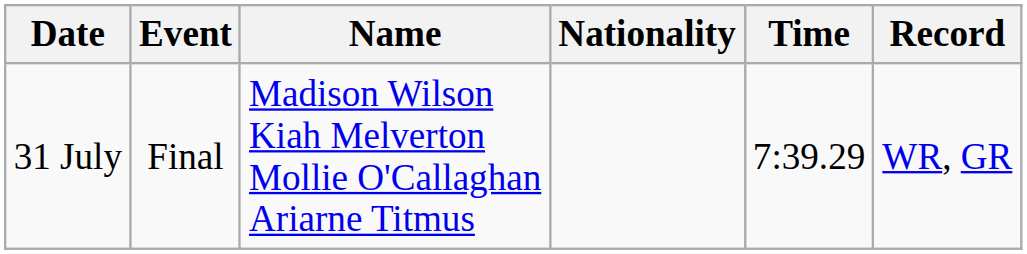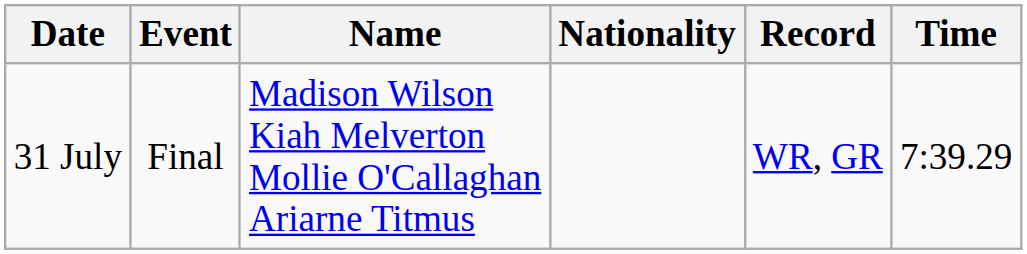columns swapped: (809, 33) <-> (947, 33)
